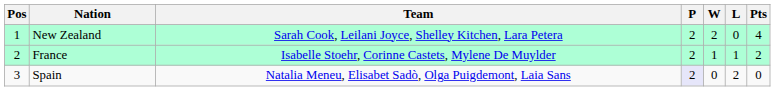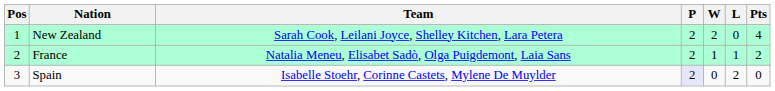(418, 55) Isabelle Stoehr, Corinne Castets, Mylene De Muylder -> (418, 55) Natalia Meneu, Elisabet Sadò, Olga Puigdemont, Laia Sans
(418, 75) Natalia Meneu, Elisabet Sadò, Olga Puigdemont, Laia Sans -> (418, 75) Isabelle Stoehr, Corinne Castets, Mylene De Muylder
